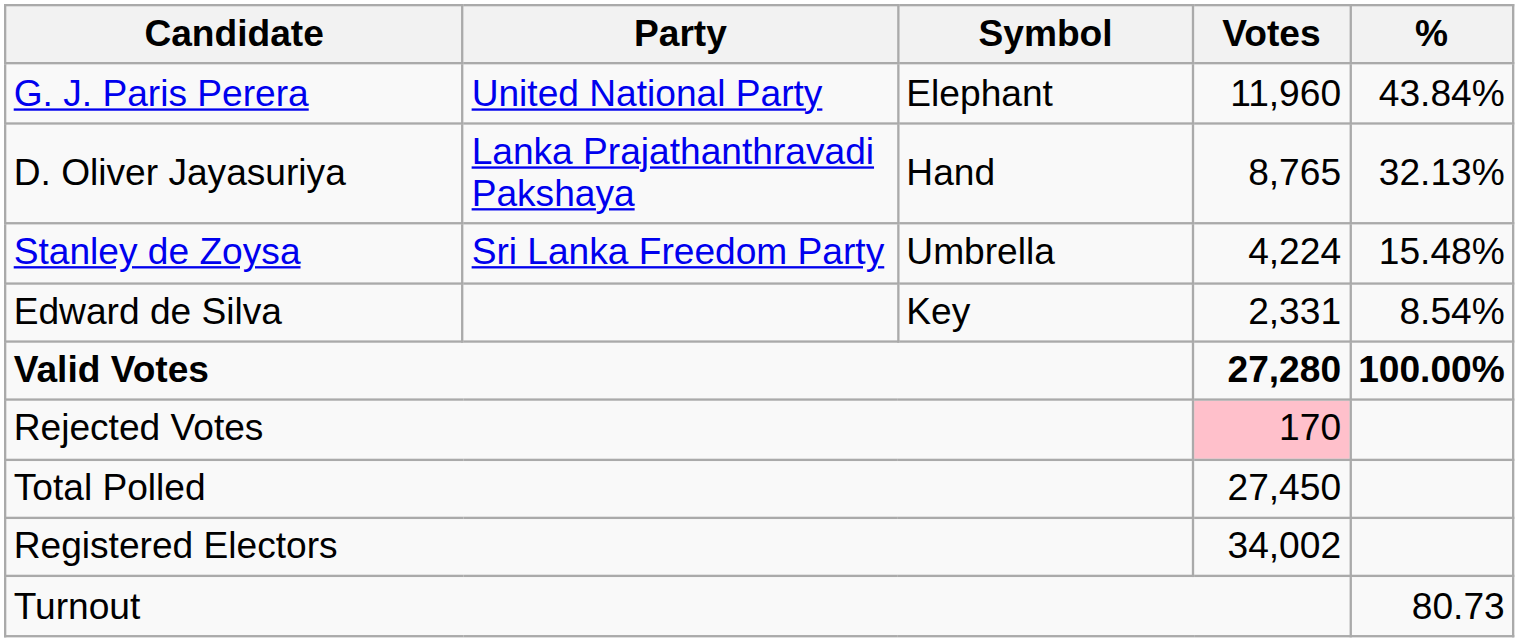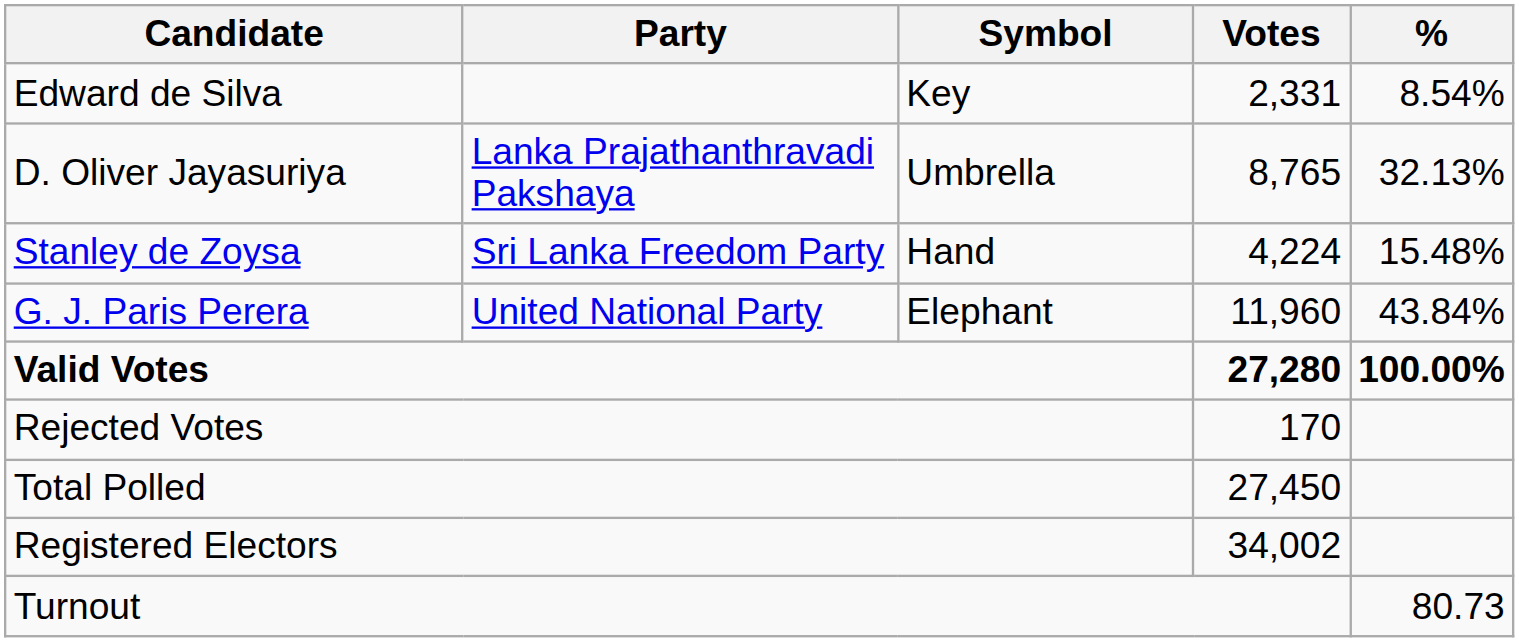rows swapped: (161, 92) <-> (148, 311)
(951, 172) Hand -> (981, 172) Umbrella
(981, 252) Umbrella -> (951, 252) Hand
(1310, 428) pink background -> (1310, 428) no background
